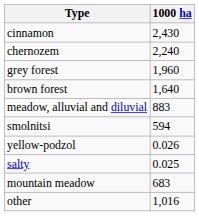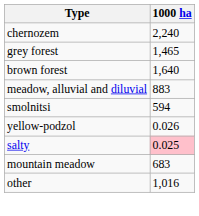- row: (30, 32)
(166, 70) 1,960 -> (166, 51) 1,465
(166, 164) no background -> (166, 145) pink background
